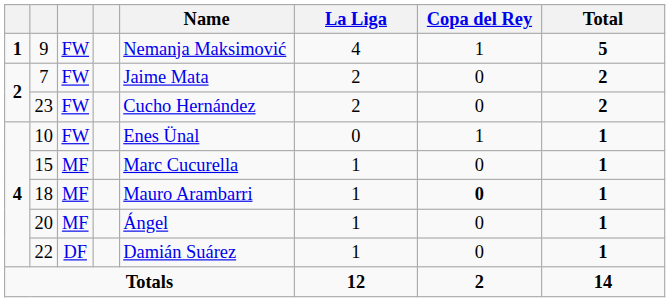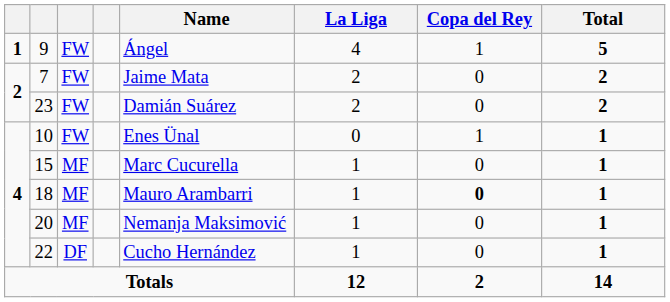(205, 48) Nemanja Maksimović -> (146, 48) Ángel
(189, 106) Cucho Hernández -> (180, 106) Damián Suárez
(146, 223) Ángel -> (205, 223) Nemanja Maksimović
(180, 252) Damián Suárez -> (189, 252) Cucho Hernández
